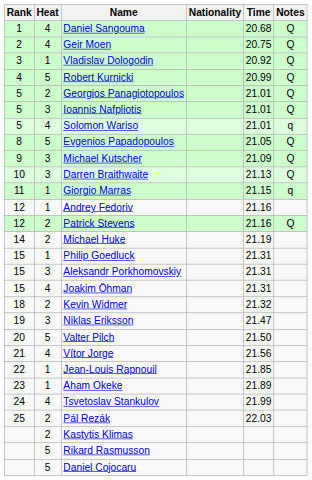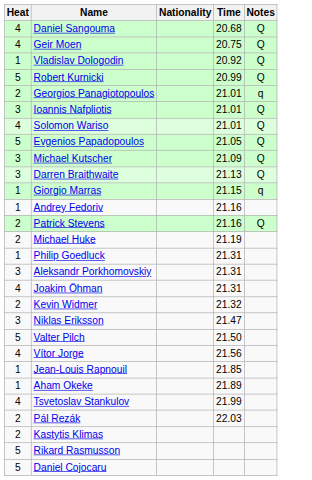- column: (19, 12)
(290, 93) Q -> (261, 93) q
(290, 126) q -> (261, 126) Q
